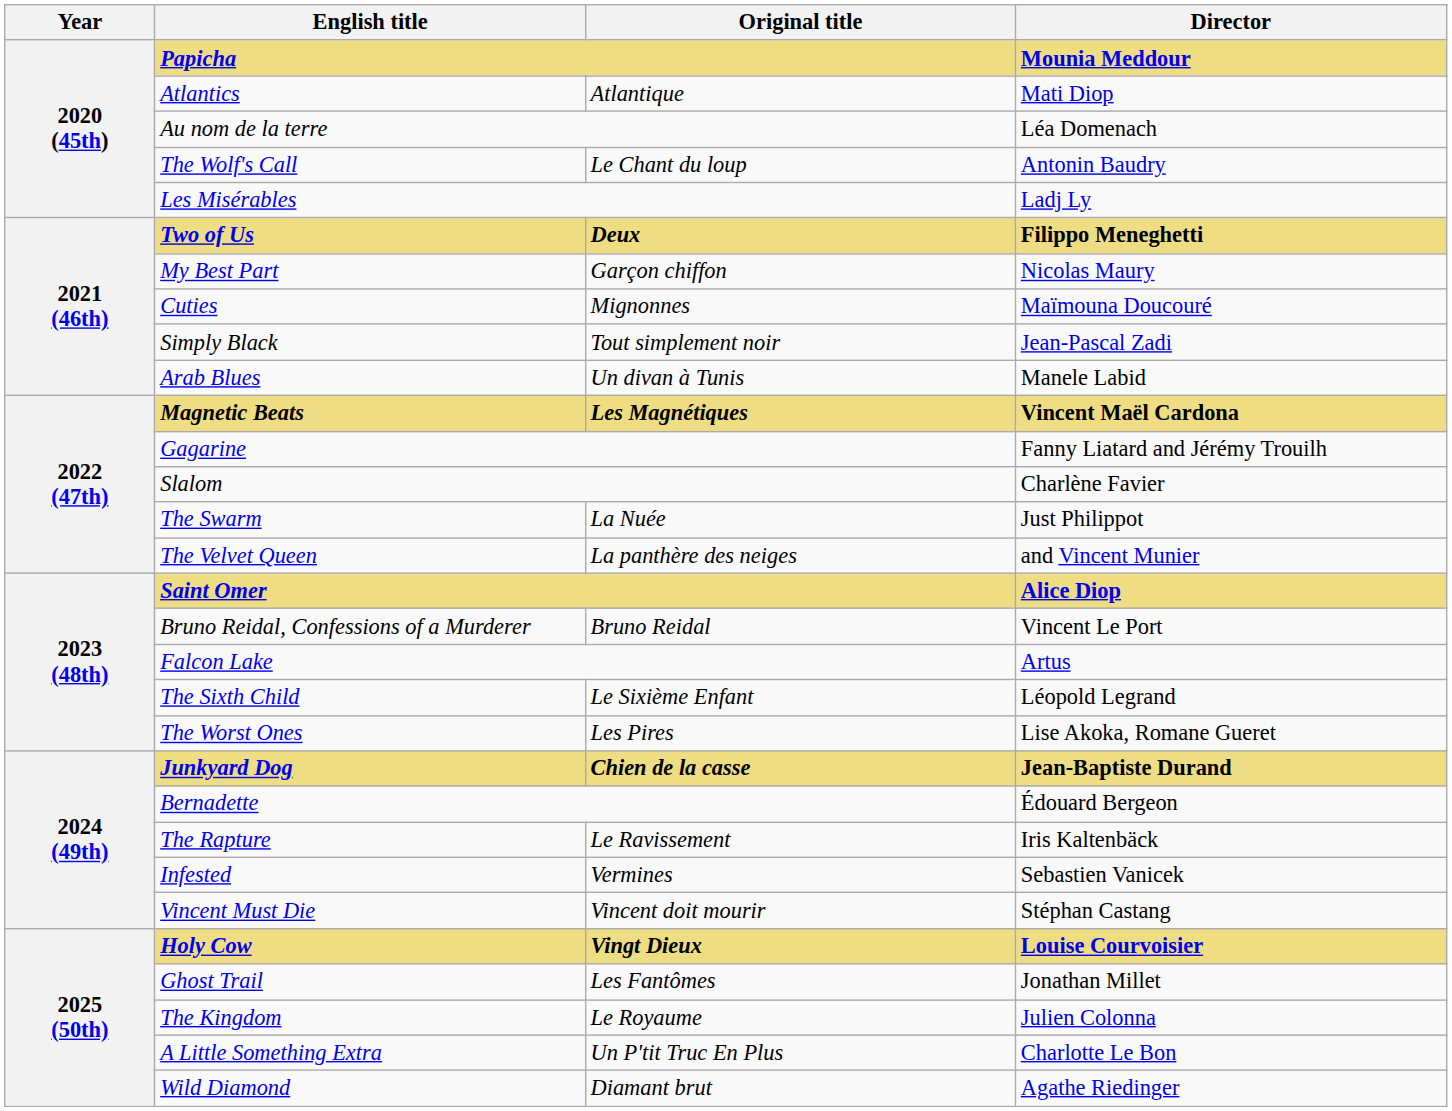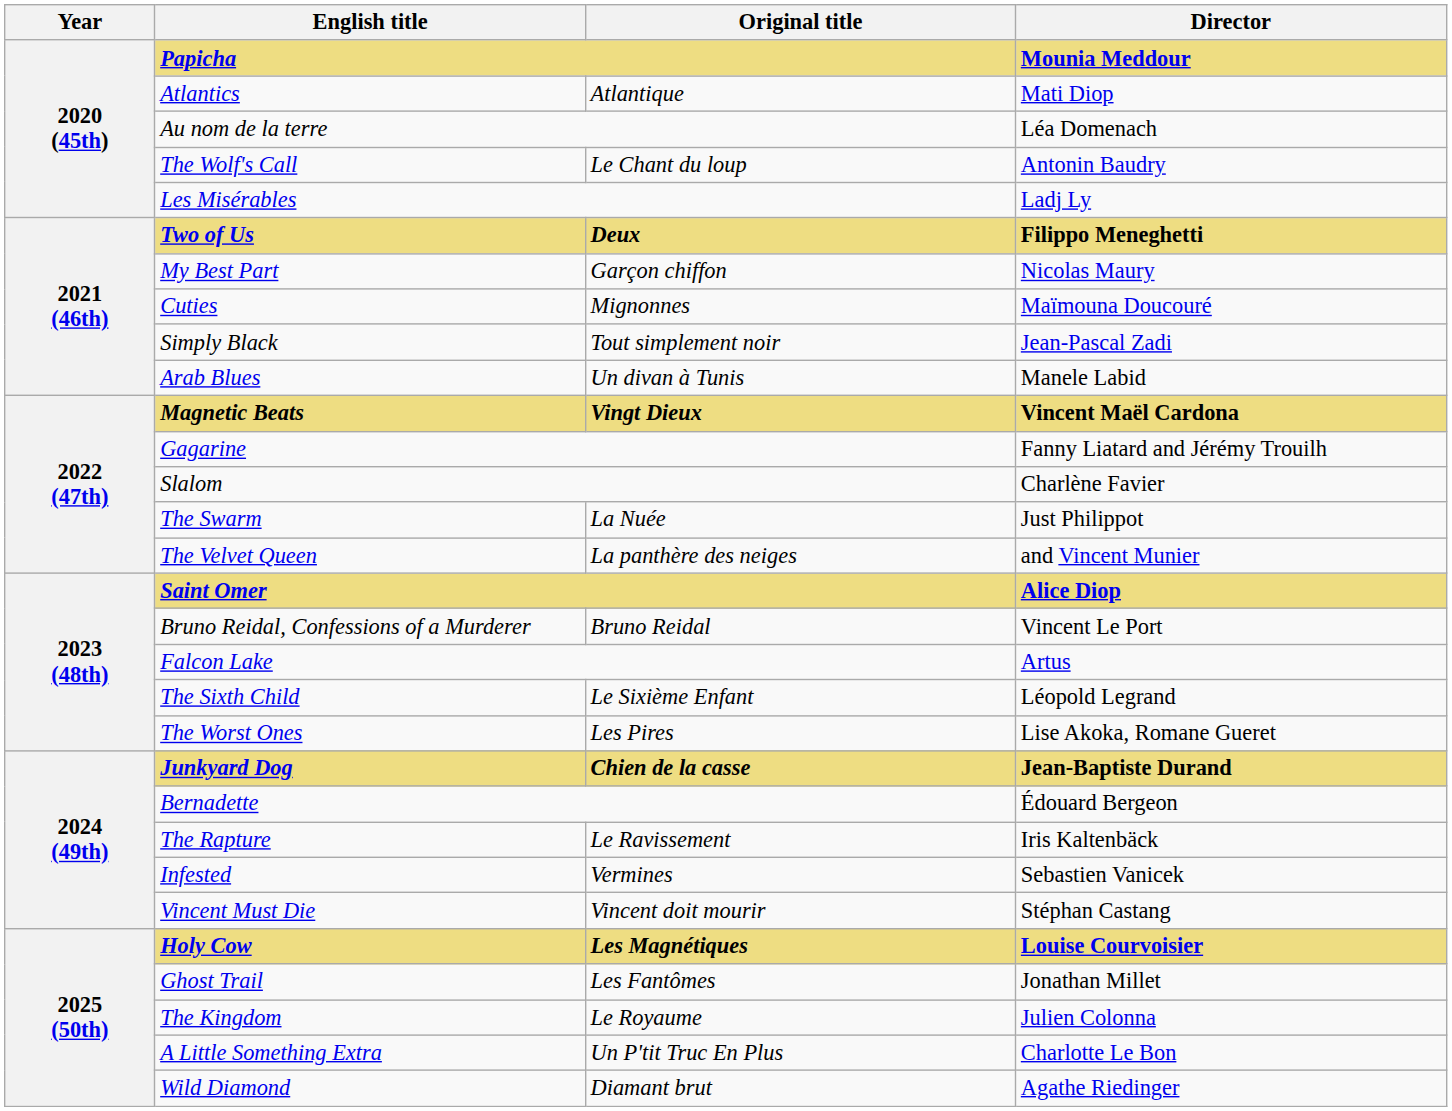(669, 413) Les Magnétiques -> (646, 413) Vingt Dieux
(646, 945) Vingt Dieux -> (669, 945) Les Magnétiques
